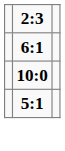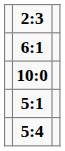+ row: (32, 131)
